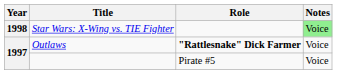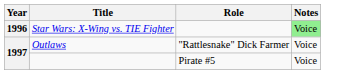(17, 28) 1998 -> (17, 28) 1996
(240, 45) bold -> (234, 45) normal
